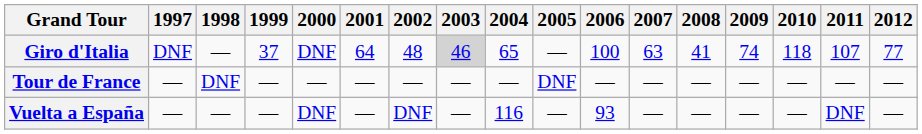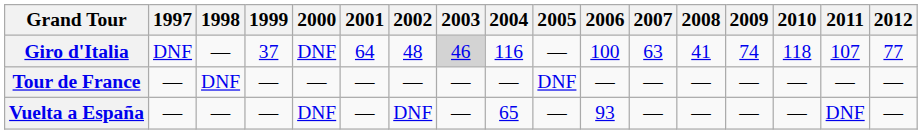(509, 50) 65 -> (509, 50) 116
(509, 112) 116 -> (509, 112) 65
